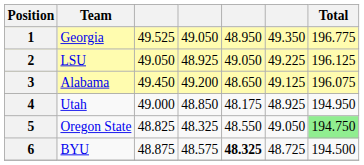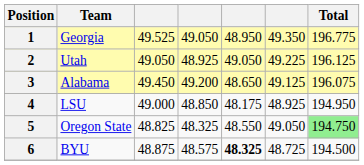(73, 60) LSU -> (74, 60) Utah
(74, 105) Utah -> (73, 105) LSU
